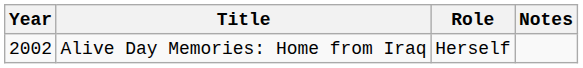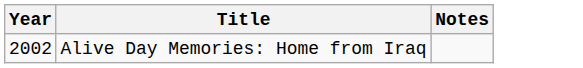- column: (473, 19)
